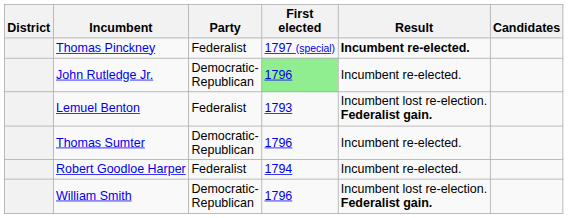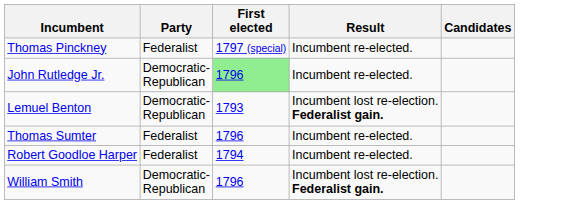- column: (29, 28)
(405, 48) bold -> (352, 48) normal
(219, 108) Federalist -> (176, 108) Democratic- Republican
(225, 142) Democratic- Republican -> (170, 135) Federalist
